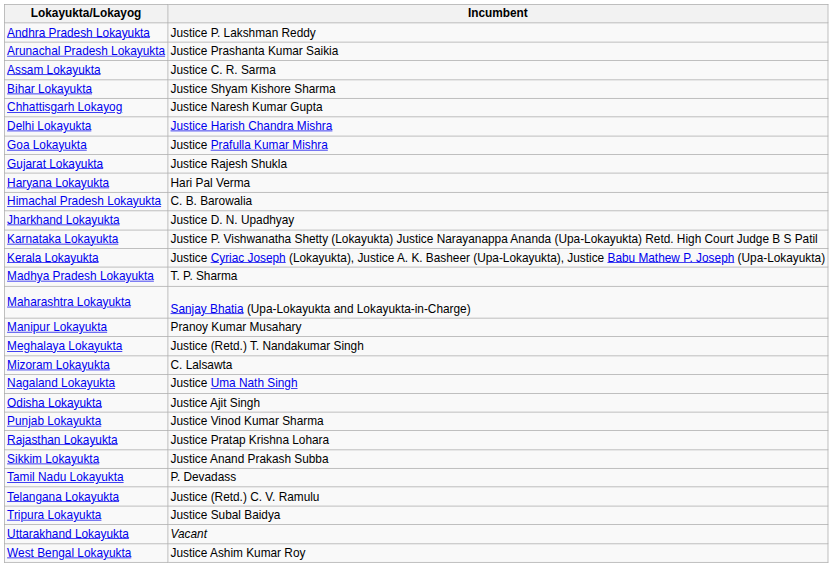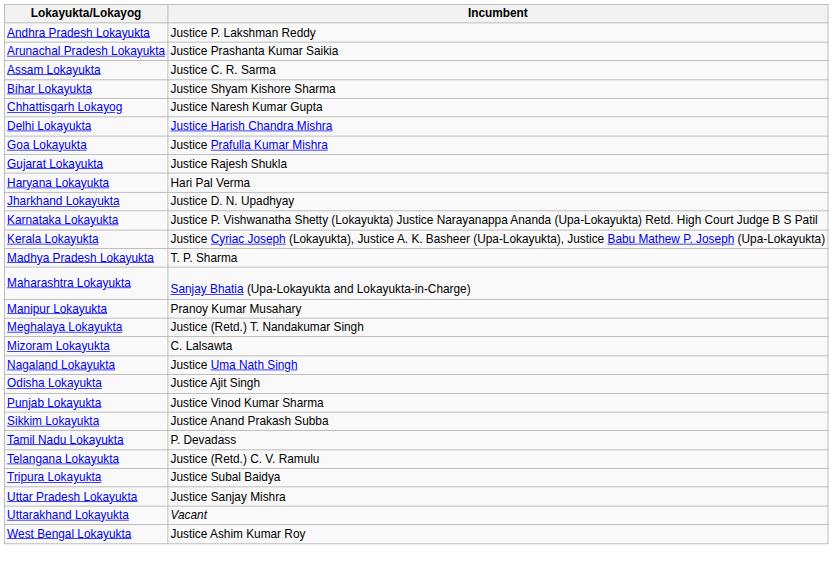- row: (84, 201)
- row: (62, 440)
+ row: (72, 496)
